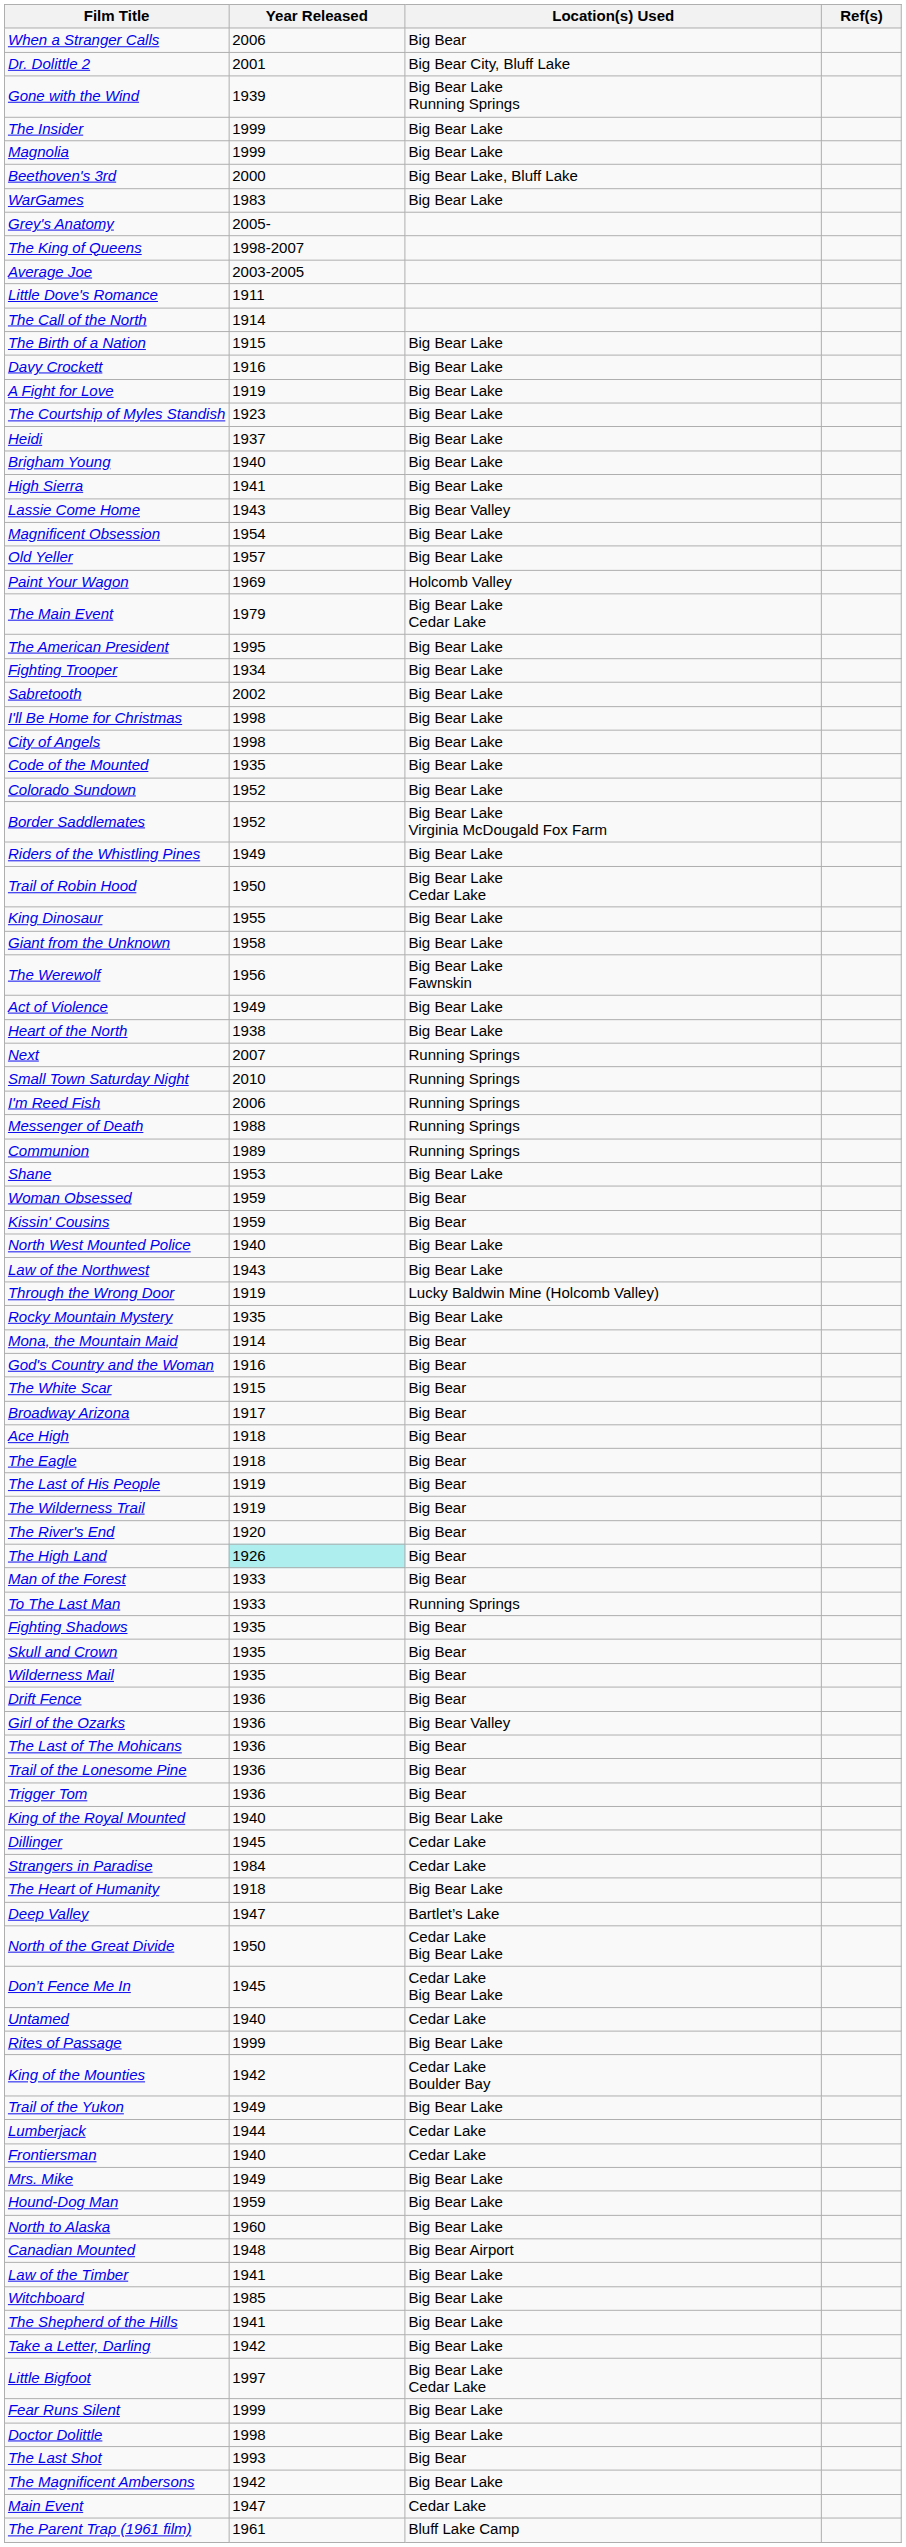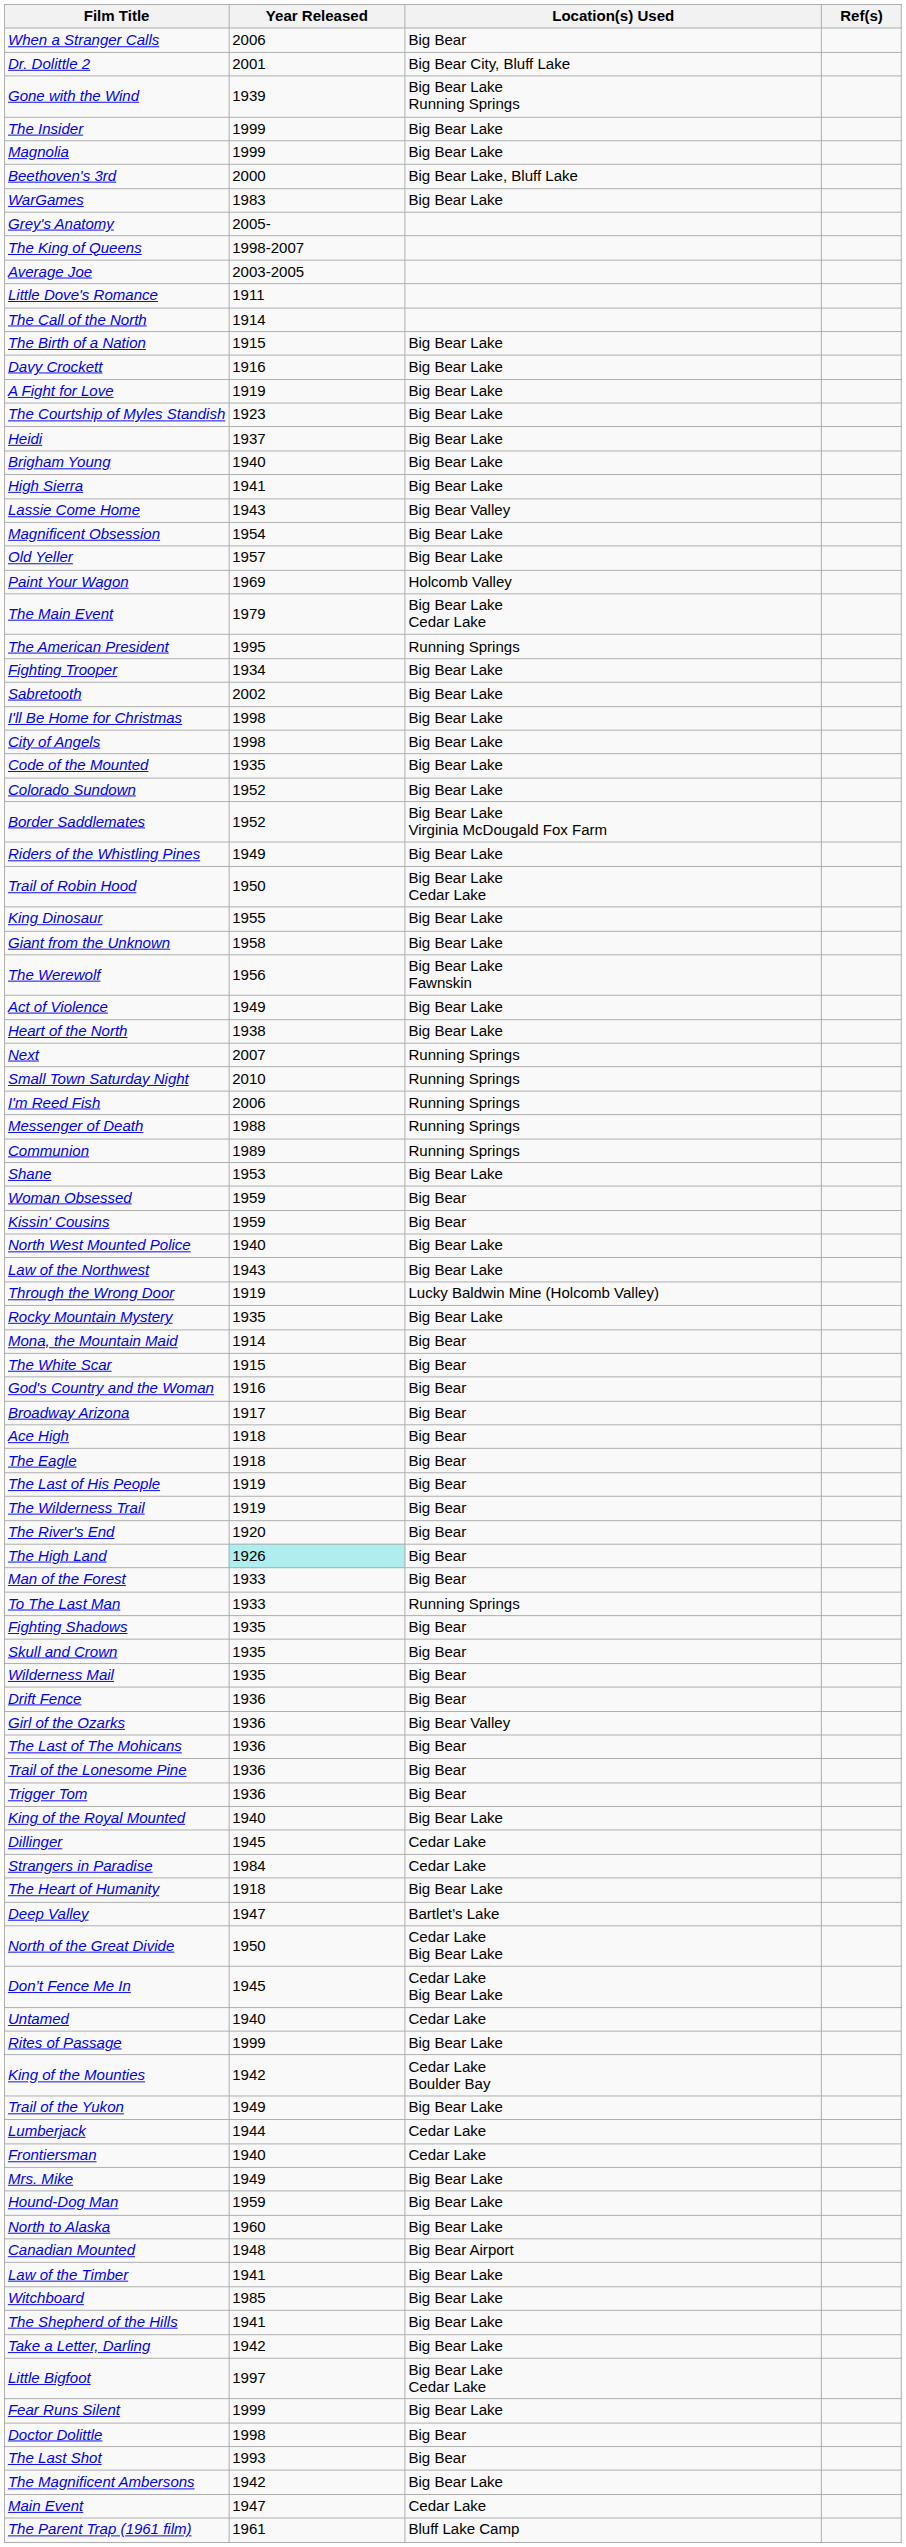(456, 646) Big Bear Lake -> (464, 646) Running Springs
rows swapped: (60, 1389) <-> (111, 1365)
(456, 2434) Big Bear Lake -> (437, 2434) Big Bear
